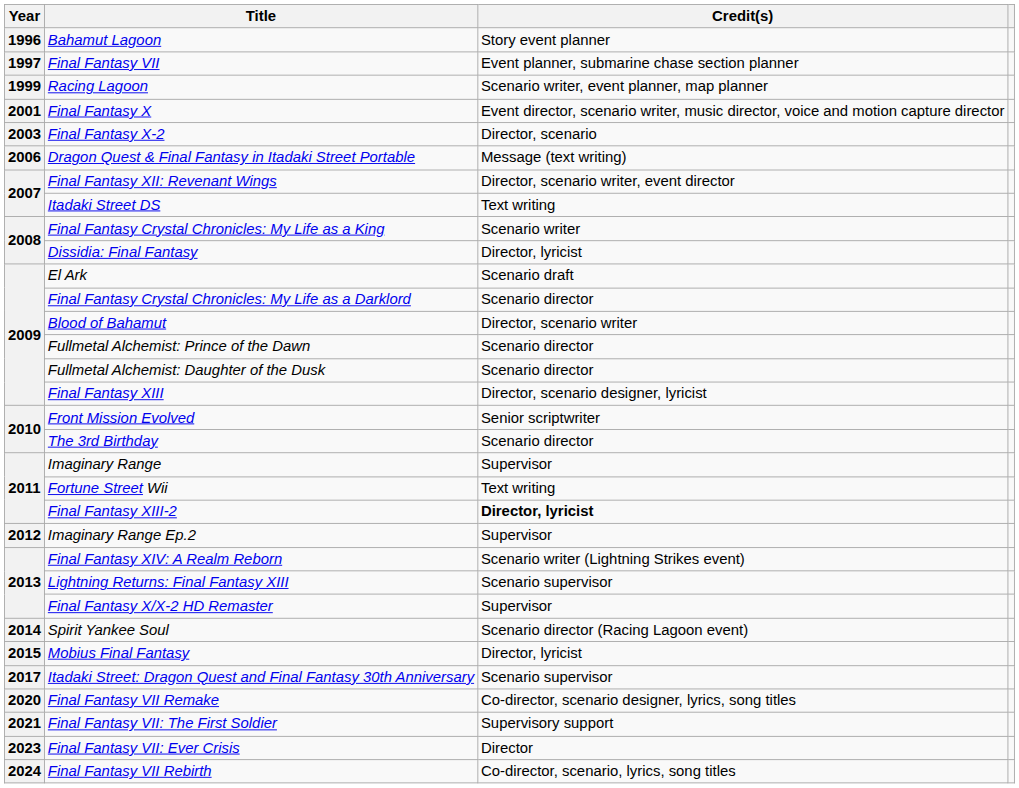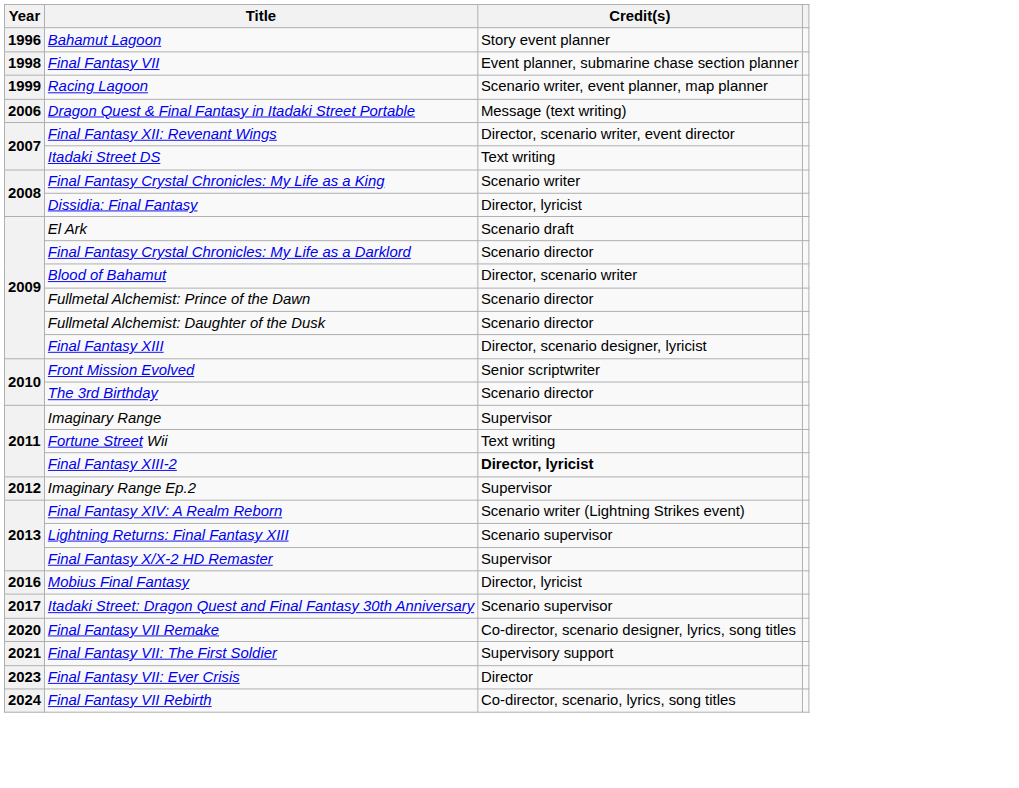(24, 63) 1997 -> (24, 63) 1998
- row: (100, 110)
- row: (106, 134)
- row: (108, 629)
(24, 653) 2015 -> (24, 582) 2016
